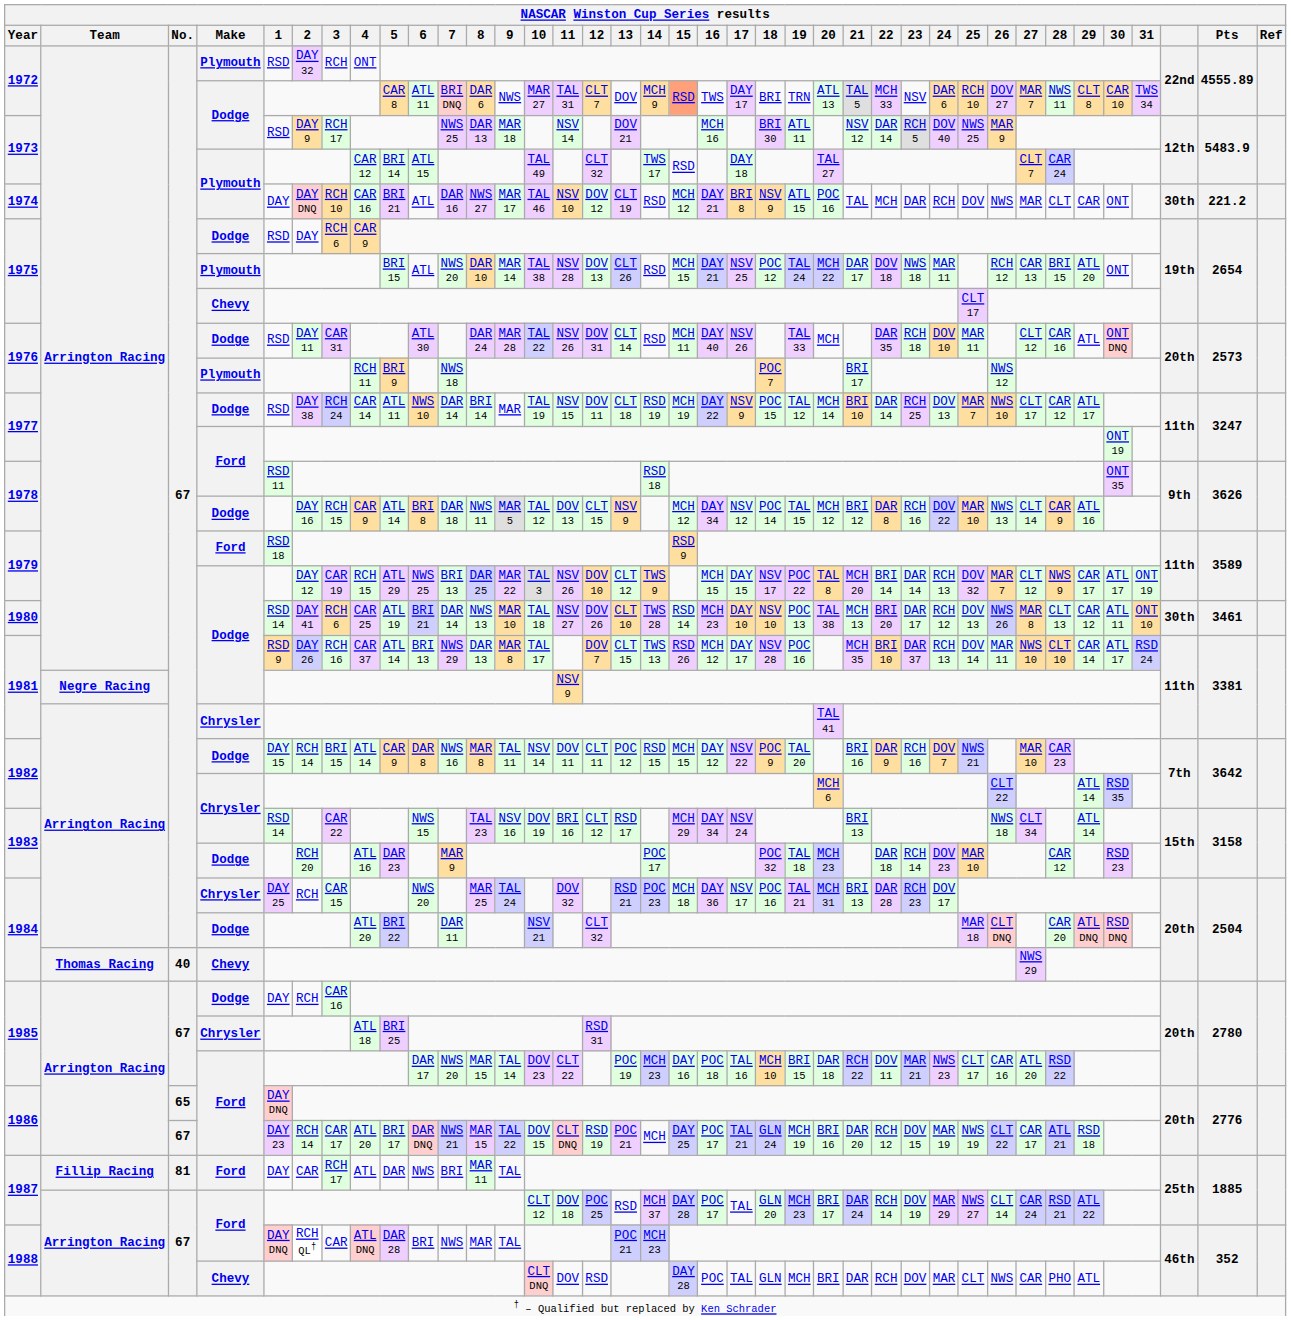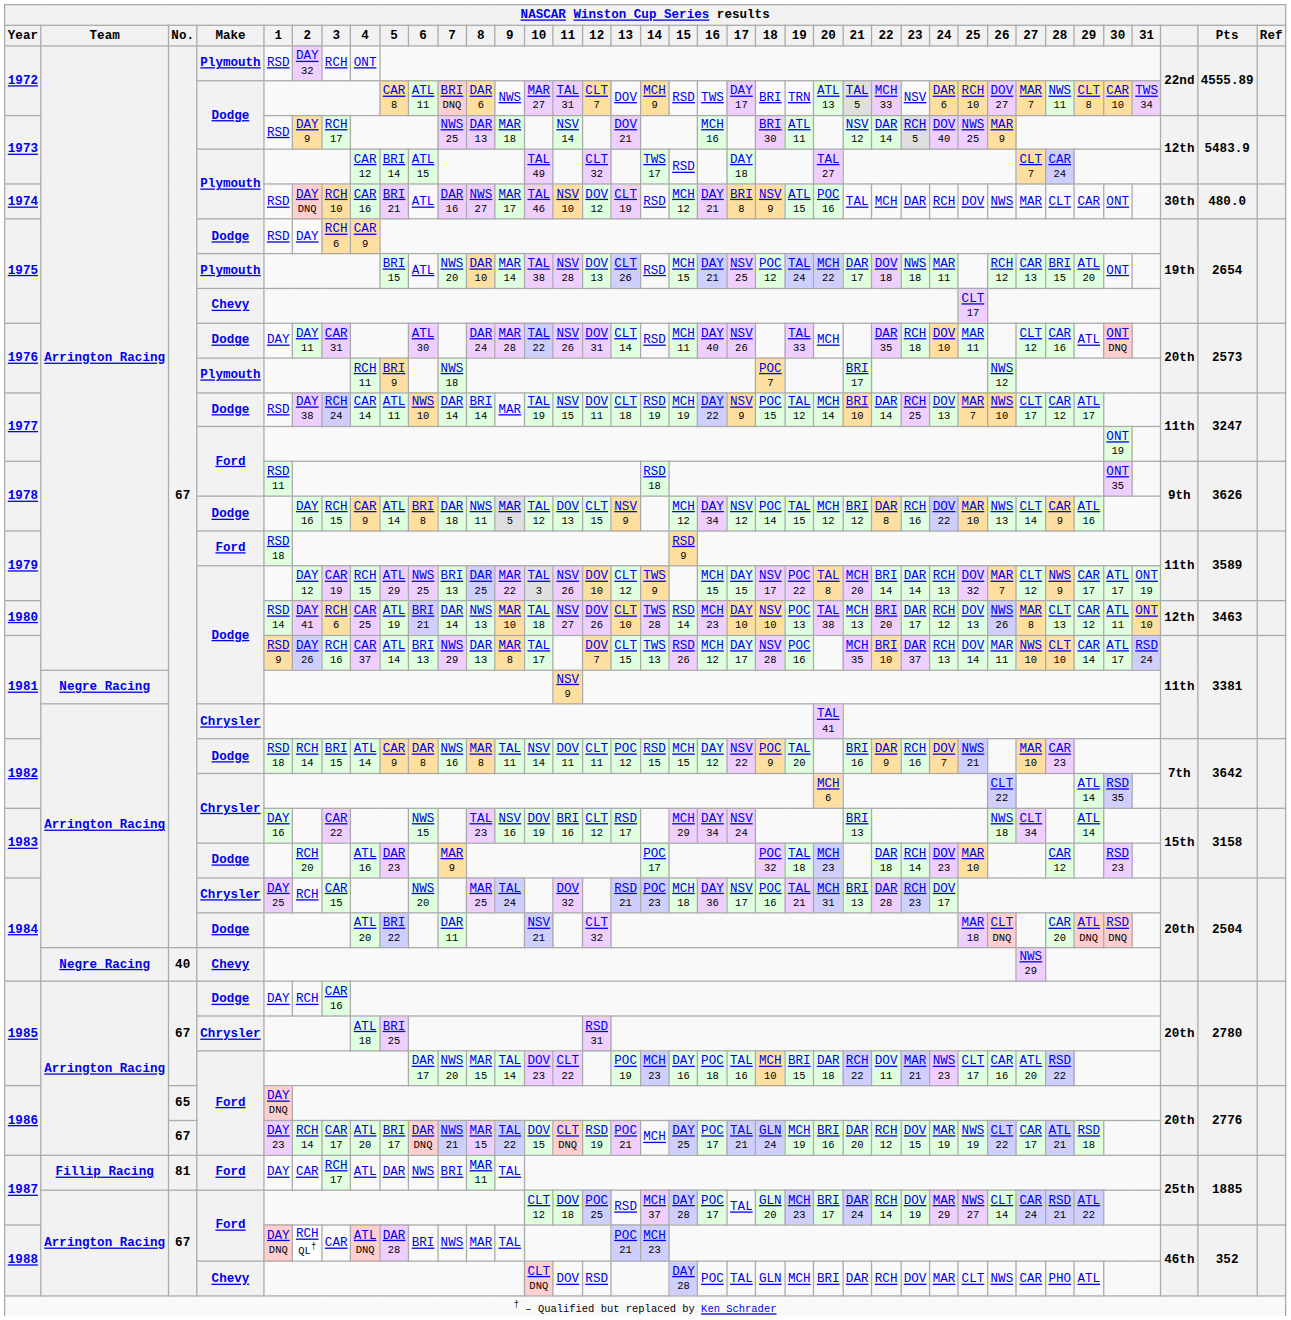(684, 97) lightsalmon background -> (684, 97) no background
(278, 201) DAY -> (278, 201) RSD
(1227, 201) 221.2 -> (1227, 201) 480.0
(278, 340) RSD -> (278, 340) DAY
(1179, 617) 30th -> (1179, 617) 12th
(1227, 617) 3461 -> (1227, 617) 3463
(278, 755) DAY 15 -> (278, 755) RSD 18
(278, 825) RSD 14 -> (278, 825) DAY 16
(105, 964) Thomas Racing -> (105, 964) Negre Racing
